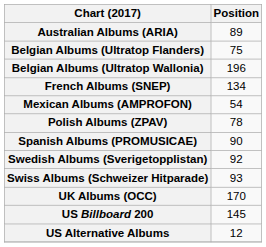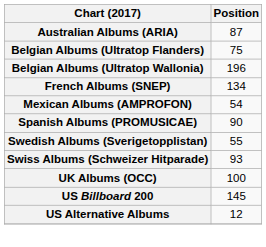(236, 31) 89 -> (236, 31) 87
- row: (108, 123)
(236, 159) 92 -> (236, 141) 55
(236, 196) 170 -> (236, 178) 100
